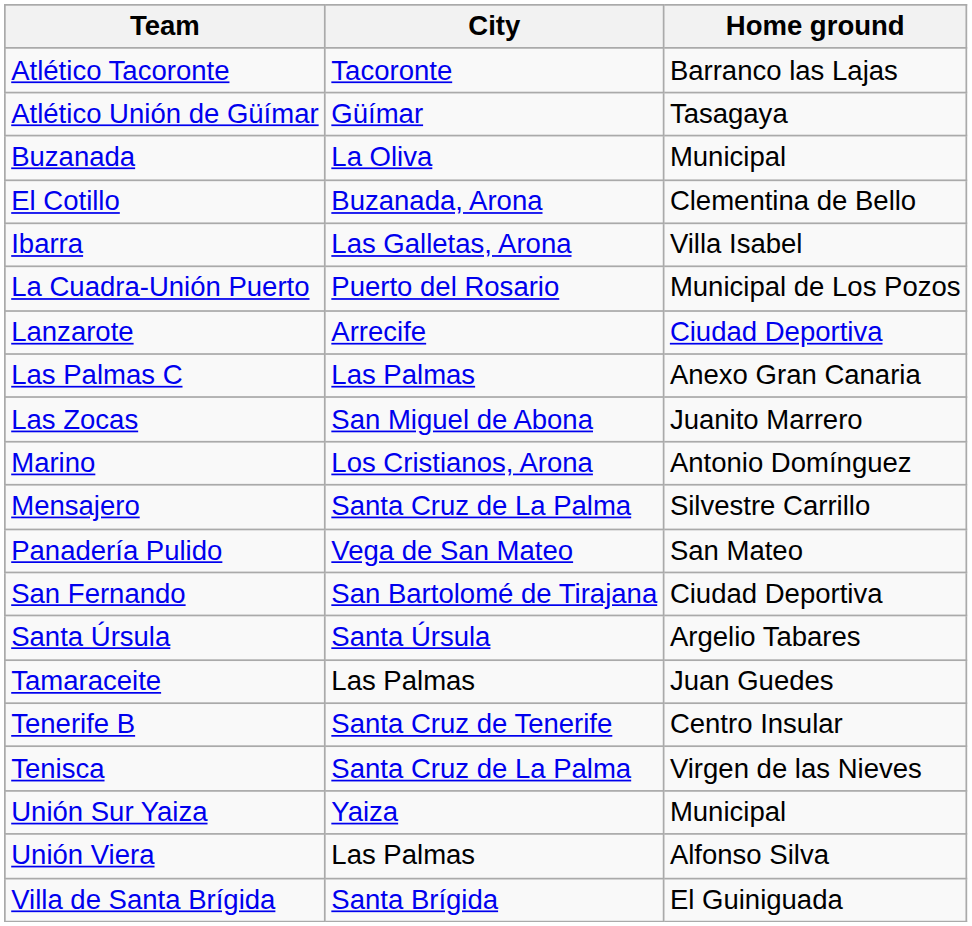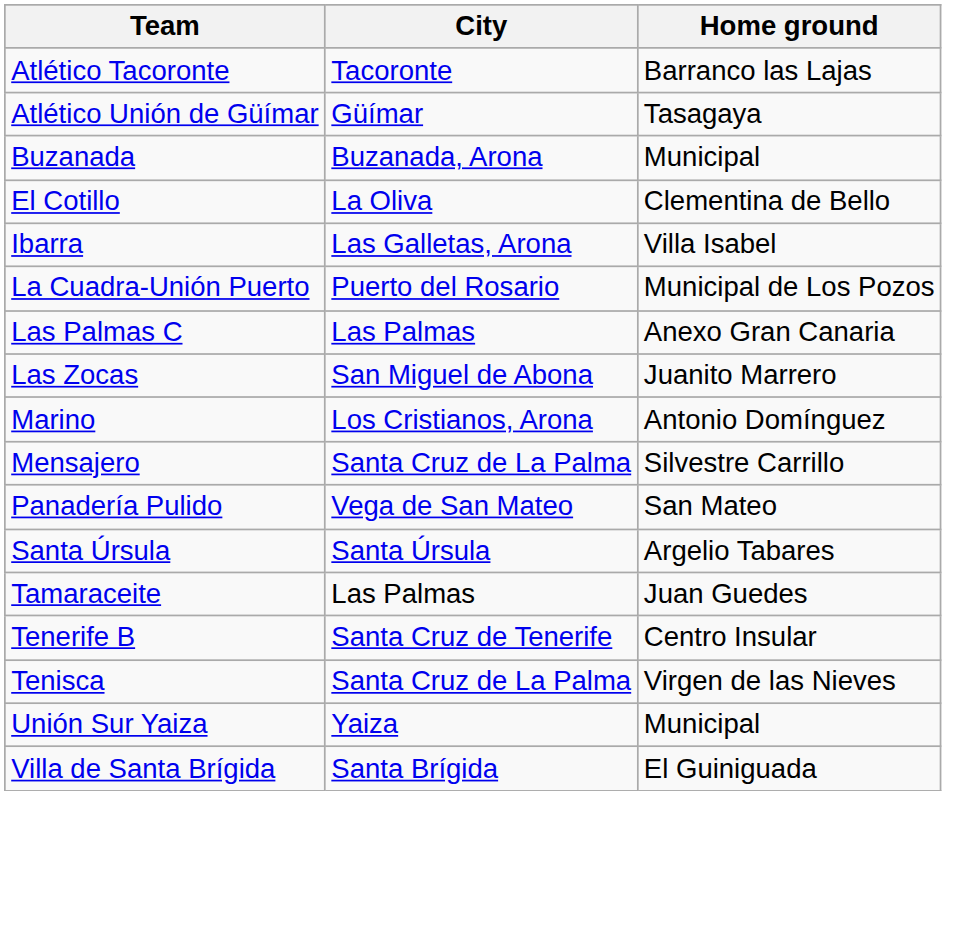(382, 157) La Oliva -> (437, 157) Buzanada, Arona
(437, 200) Buzanada, Arona -> (382, 200) La Oliva
- row: (72, 331)
- row: (98, 593)
- row: (83, 855)
